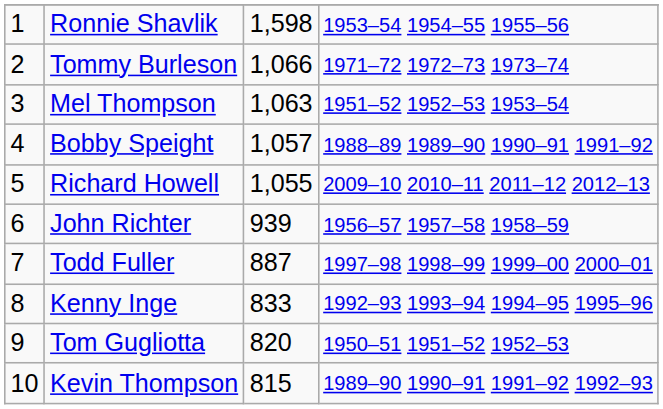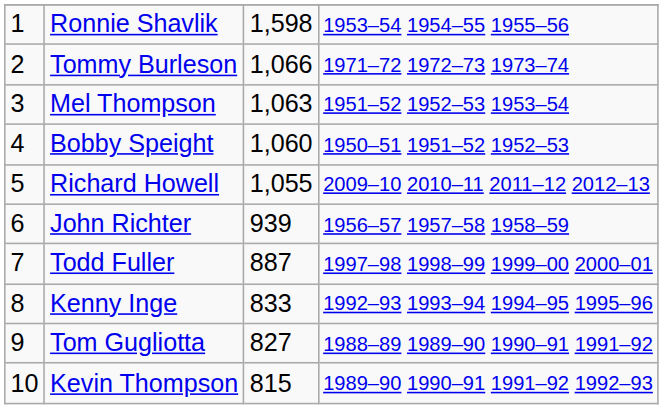(281, 143) 1,057 -> (281, 143) 1,060
(488, 144) 1988–89 1989–90 1990–91 1991–92 -> (446, 144) 1950–51 1951–52 1952–53
(271, 343) 820 -> (271, 343) 827
(446, 343) 1950–51 1951–52 1952–53 -> (488, 343) 1988–89 1989–90 1990–91 1991–92
